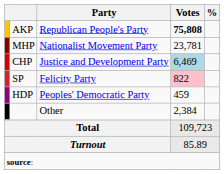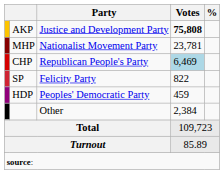(94, 29) Republican People's Party -> (104, 29) Justice and Development Party
(104, 62) Justice and Development Party -> (94, 62) Republican People's Party
(181, 78) pink background -> (181, 78) no background
